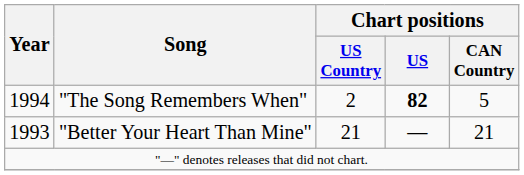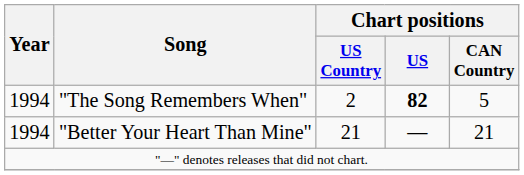(29, 132) 1993 -> (29, 132) 1994
